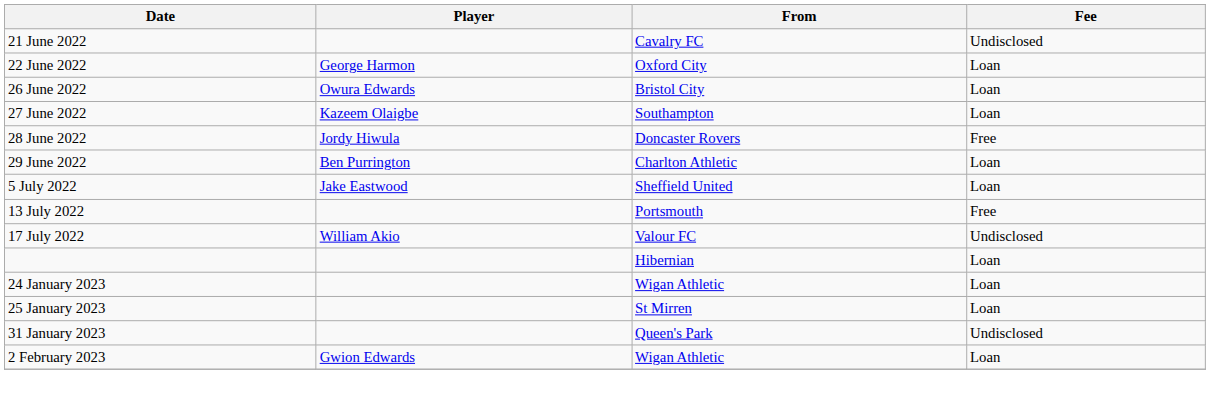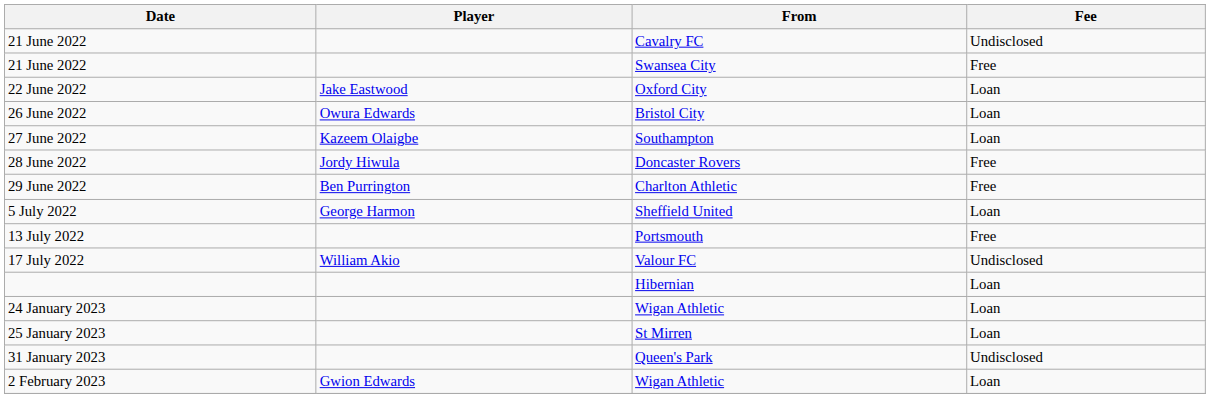+ row: (47, 65)
(367, 65) George Harmon -> (364, 89) Jake Eastwood
(985, 162) Loan -> (983, 187) Free
(364, 187) Jake Eastwood -> (367, 211) George Harmon
